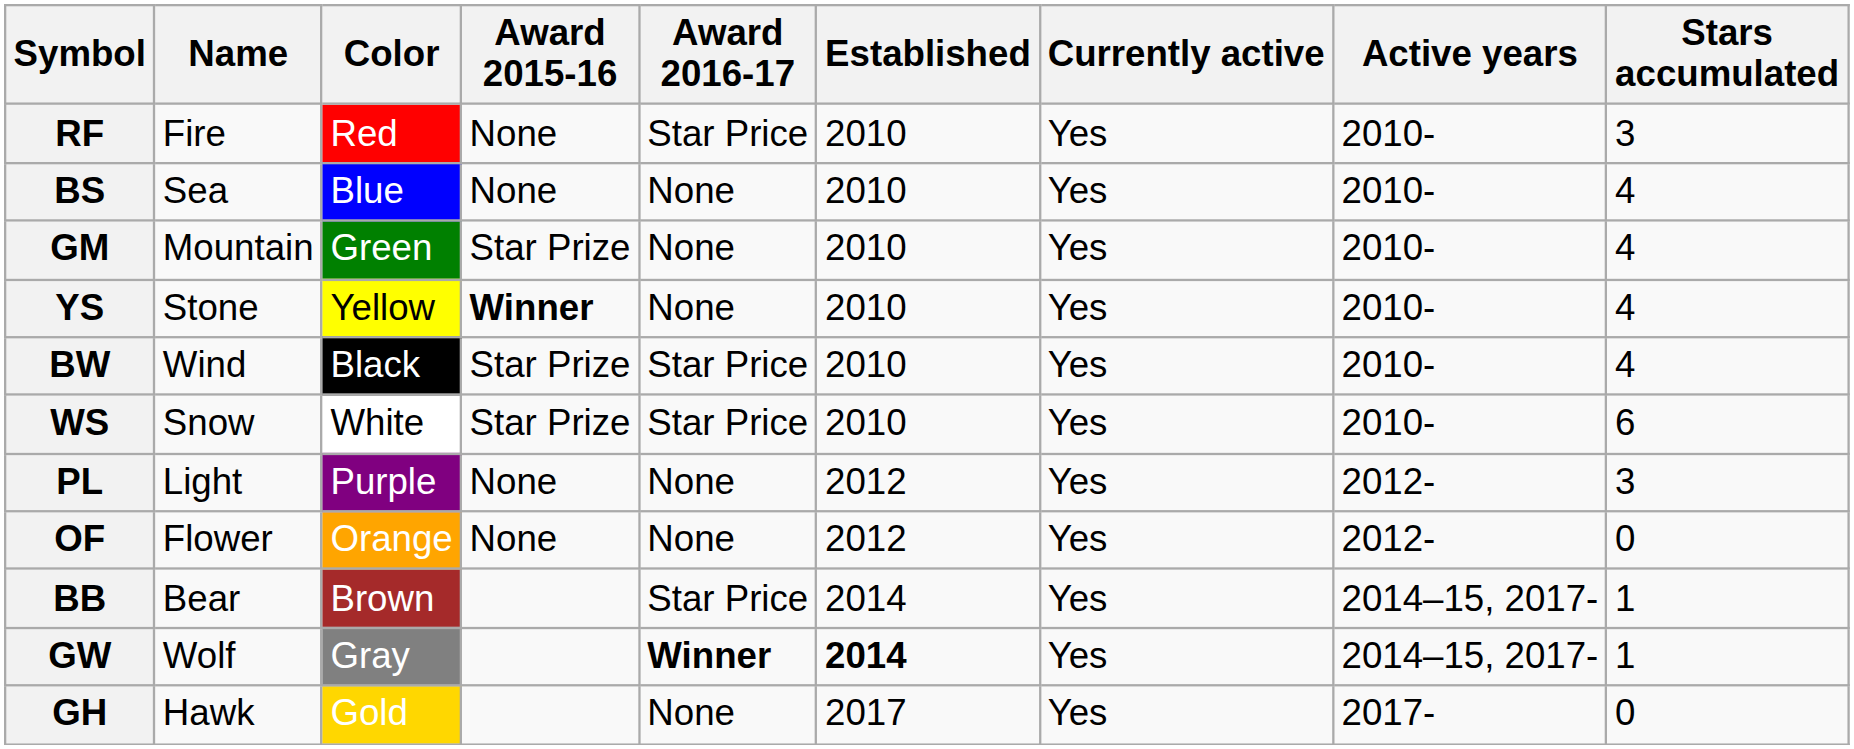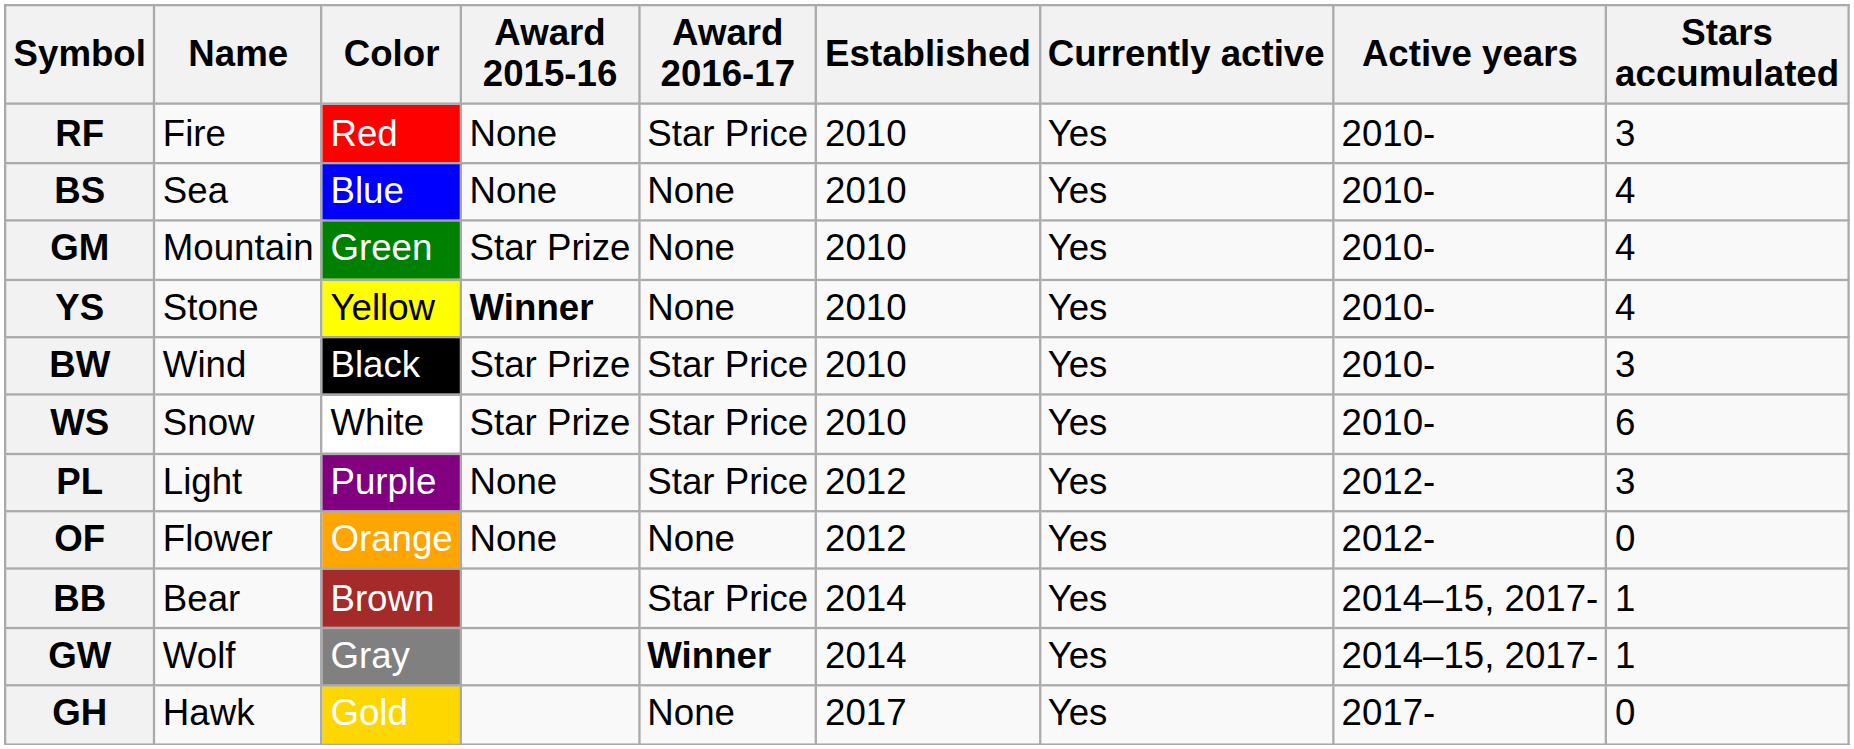(1625, 365) 4 -> (1625, 365) 3
(691, 481) None -> (728, 481) Star Price
(866, 655) bold -> (866, 655) normal
